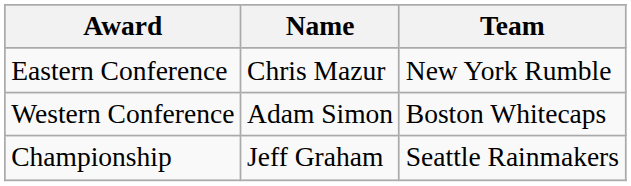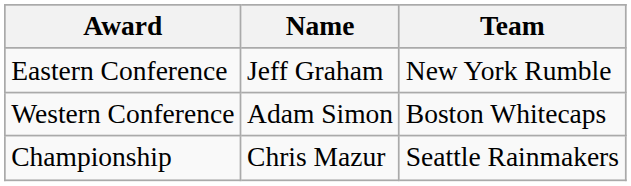(316, 69) Chris Mazur -> (315, 69) Jeff Graham
(315, 157) Jeff Graham -> (316, 157) Chris Mazur
